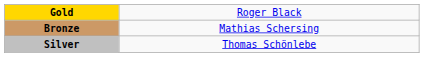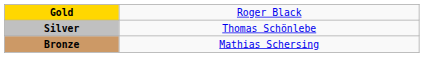rows swapped: (62, 44) <-> (62, 28)
